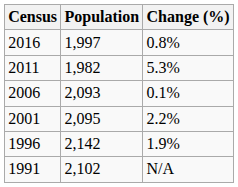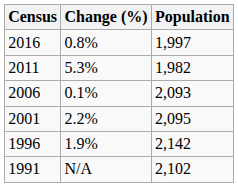columns swapped: (102, 17) <-> (188, 17)
